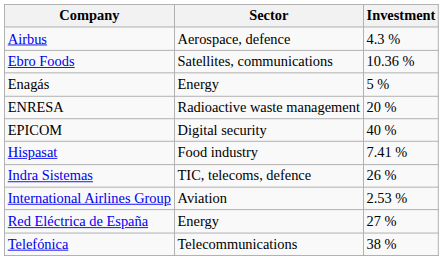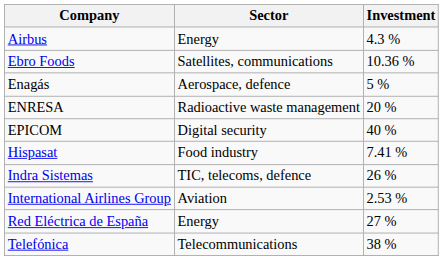(234, 38) Aerospace, defence -> (198, 38) Energy
(198, 84) Energy -> (234, 84) Aerospace, defence
